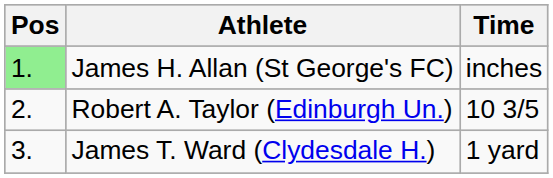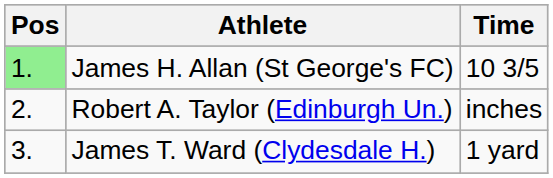(504, 67) inches -> (502, 67) 10 3/5
(502, 109) 10 3/5 -> (504, 109) inches
